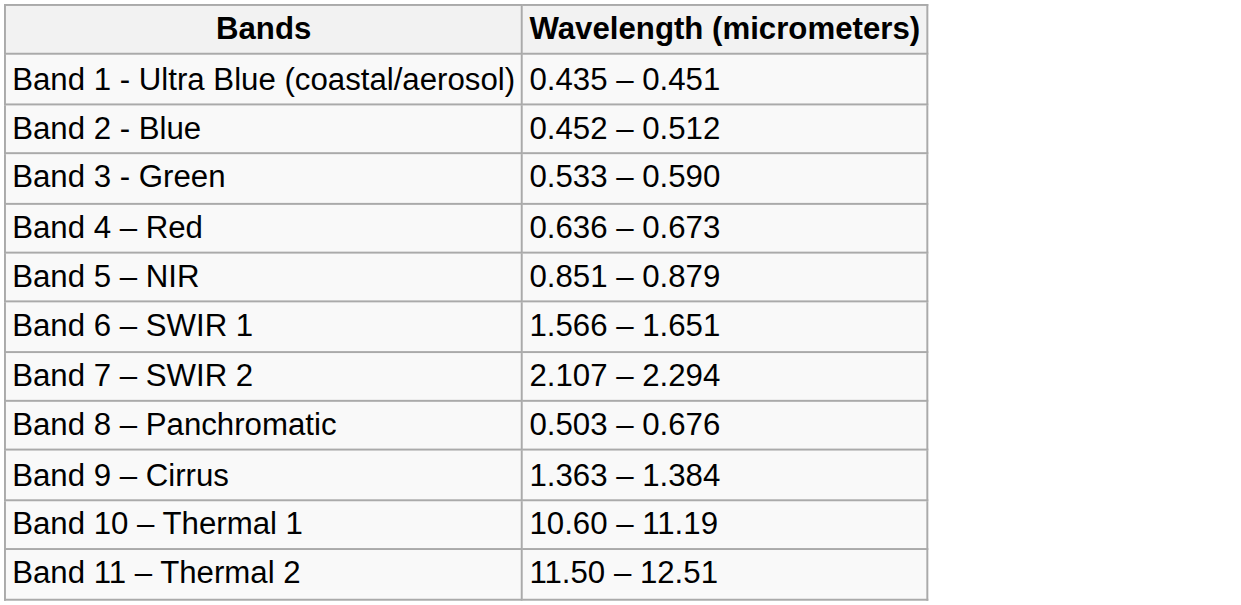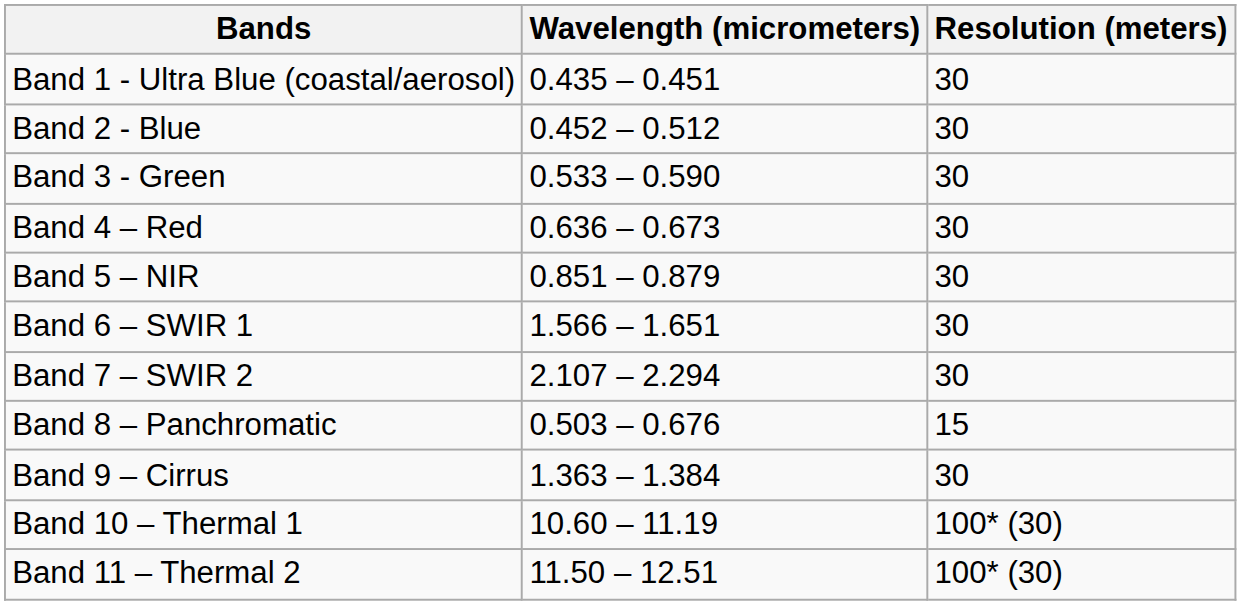+ column: (1081, 29)
